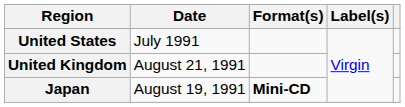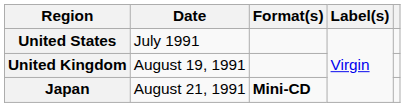(190, 65) August 21, 1991 -> (190, 65) August 19, 1991
(190, 89) August 19, 1991 -> (190, 89) August 21, 1991
